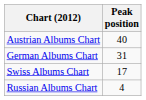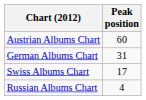(122, 39) 40 -> (122, 39) 60
